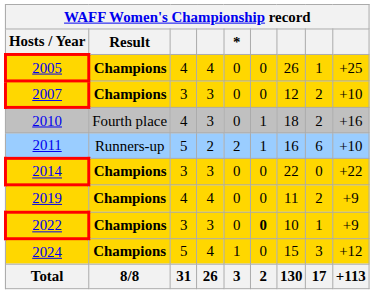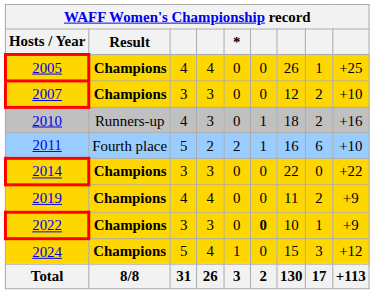(130, 120) Fourth place -> (130, 120) Runners-up
(130, 146) Runners-up -> (130, 146) Fourth place
